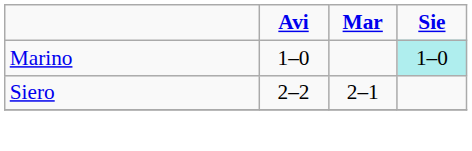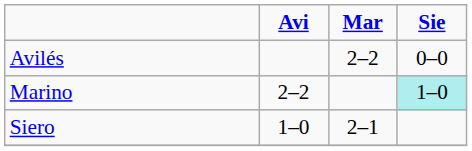+ row: (37, 57)
(294, 57) 1–0 -> (294, 92) 2–2
(294, 92) 2–2 -> (294, 127) 1–0
